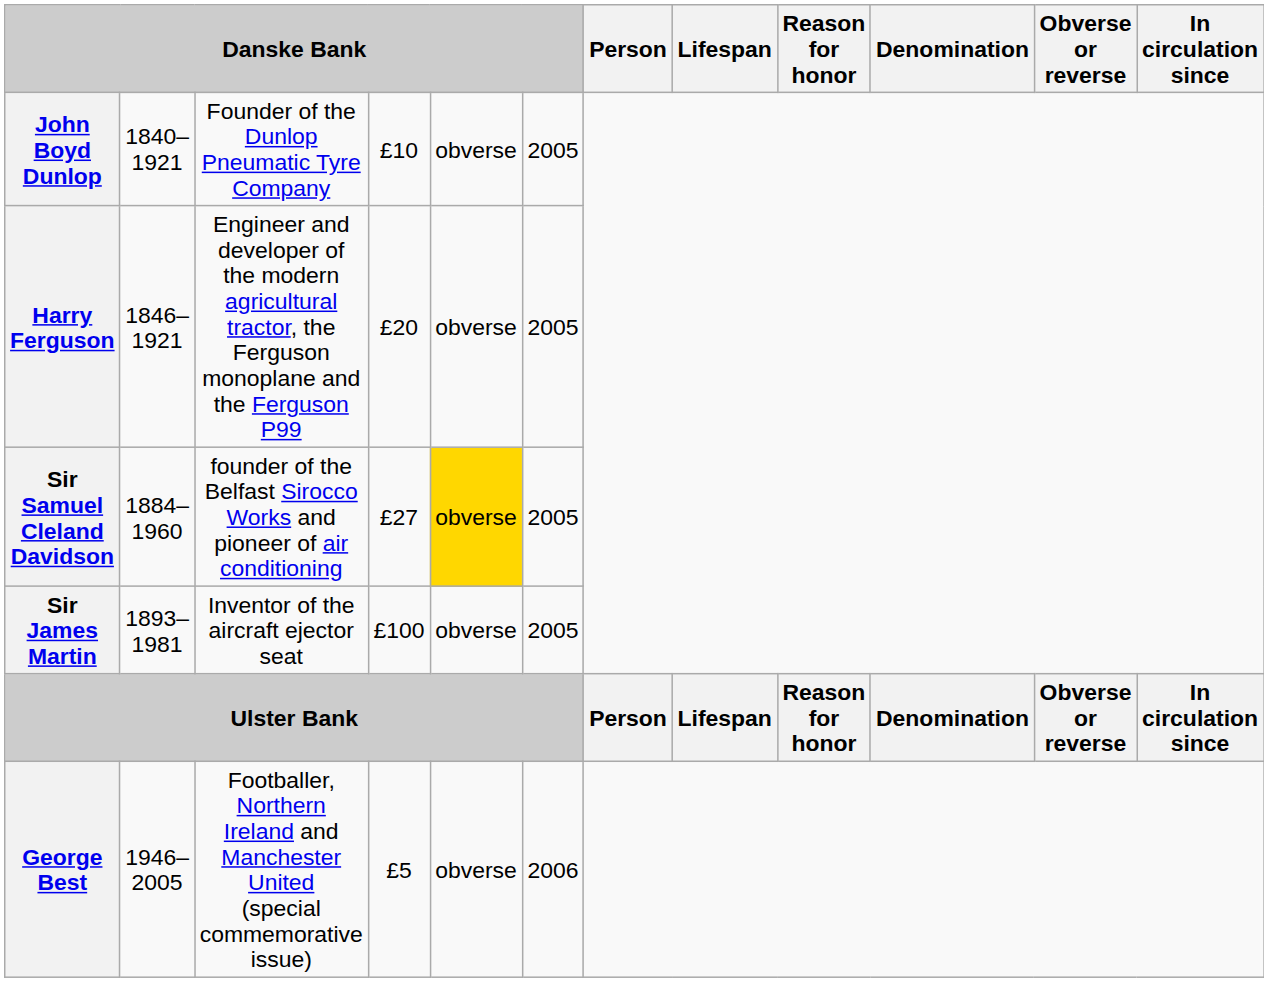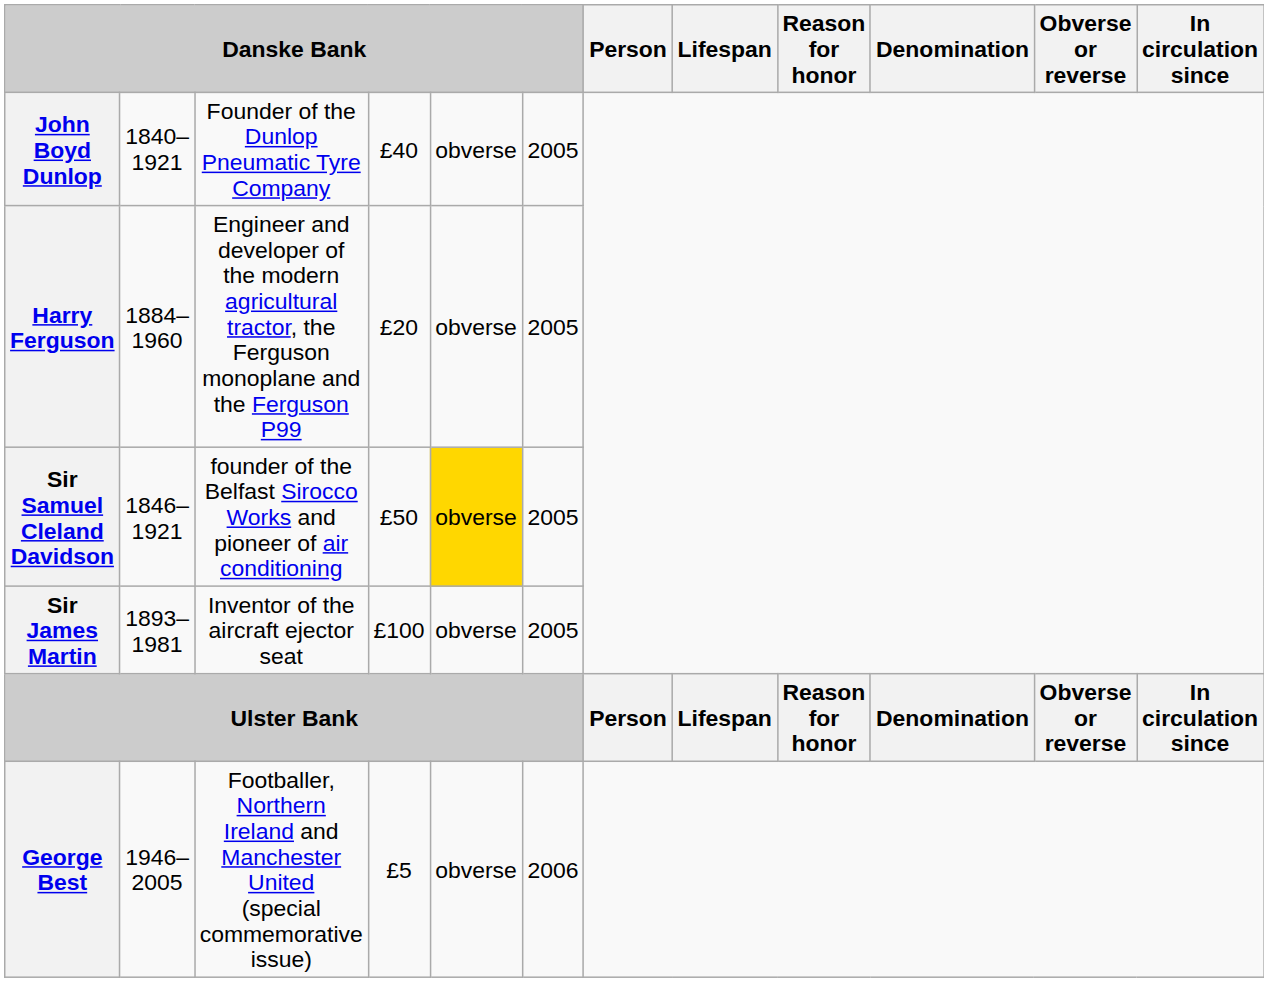(399, 149) £10 -> (399, 149) £40
(157, 327) 1846–1921 -> (157, 327) 1884–1960
(157, 517) 1884–1960 -> (157, 517) 1846–1921
(399, 517) £27 -> (399, 517) £50
